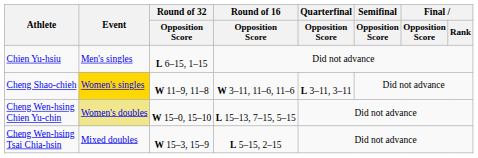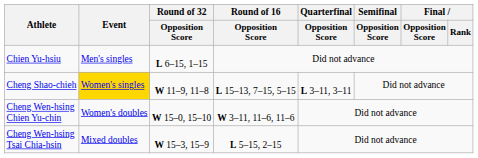(256, 91) W 3–11, 11–6, 11–6 -> (256, 91) L 15–13, 7–15, 5–15
(114, 113) khaki background -> (114, 113) no background
(256, 118) L 15–13, 7–15, 5–15 -> (256, 118) W 3–11, 11–6, 11–6
